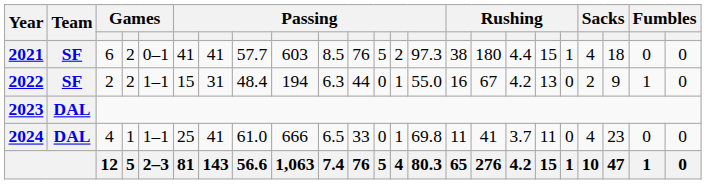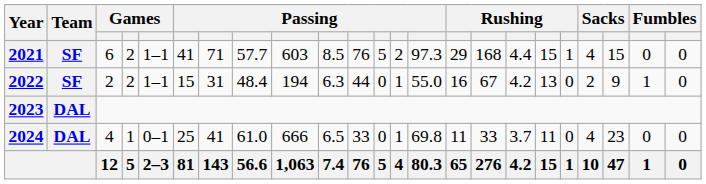(156, 54) 0–1 -> (156, 54) 1–1
(216, 54) 41 -> (216, 54) 71
(459, 54) 38 -> (459, 54) 29
(488, 54) 180 -> (488, 54) 168
(616, 54) 18 -> (616, 54) 15
(156, 137) 1–1 -> (156, 137) 0–1
(488, 137) 41 -> (488, 137) 33
